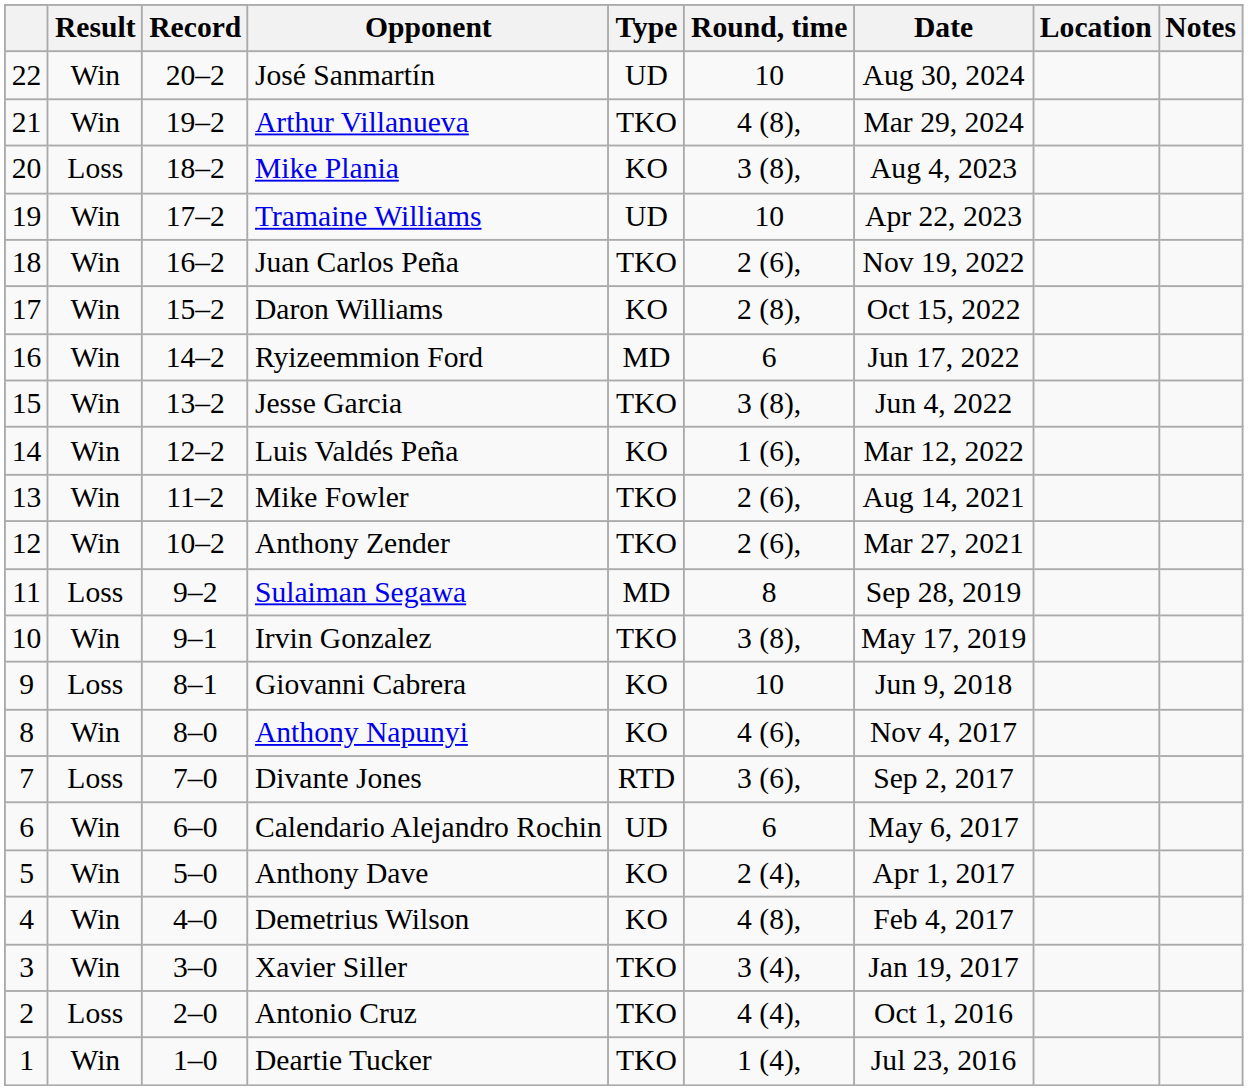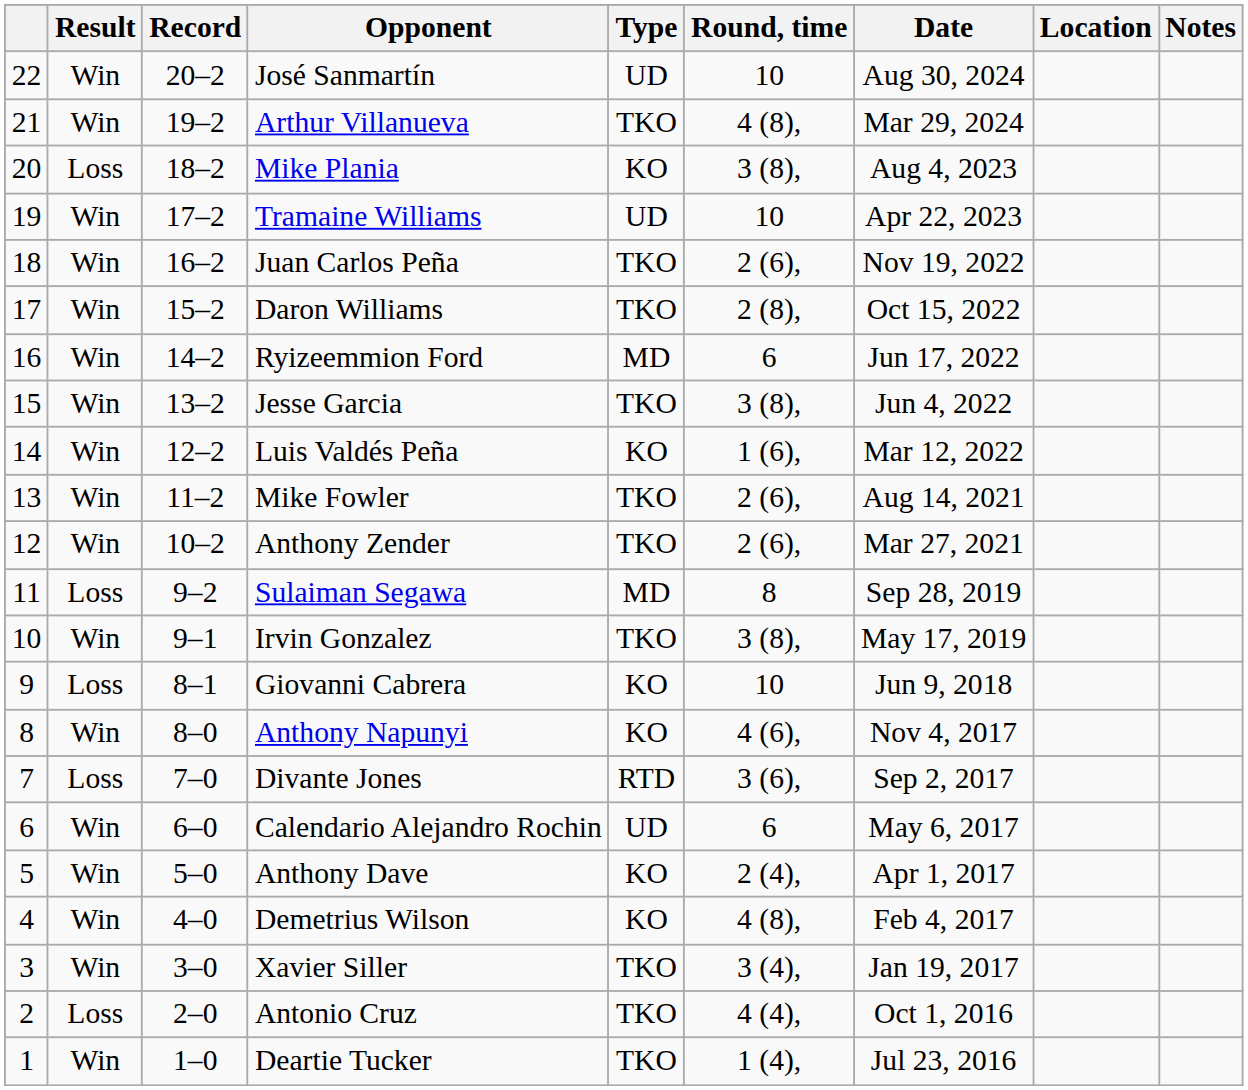(646, 309) KO -> (646, 309) TKO
